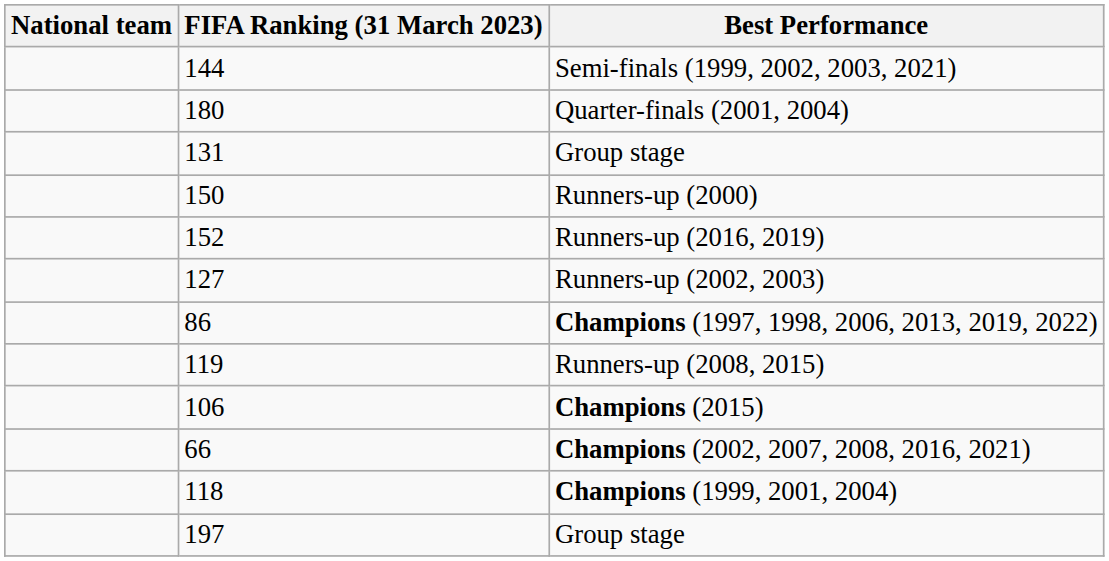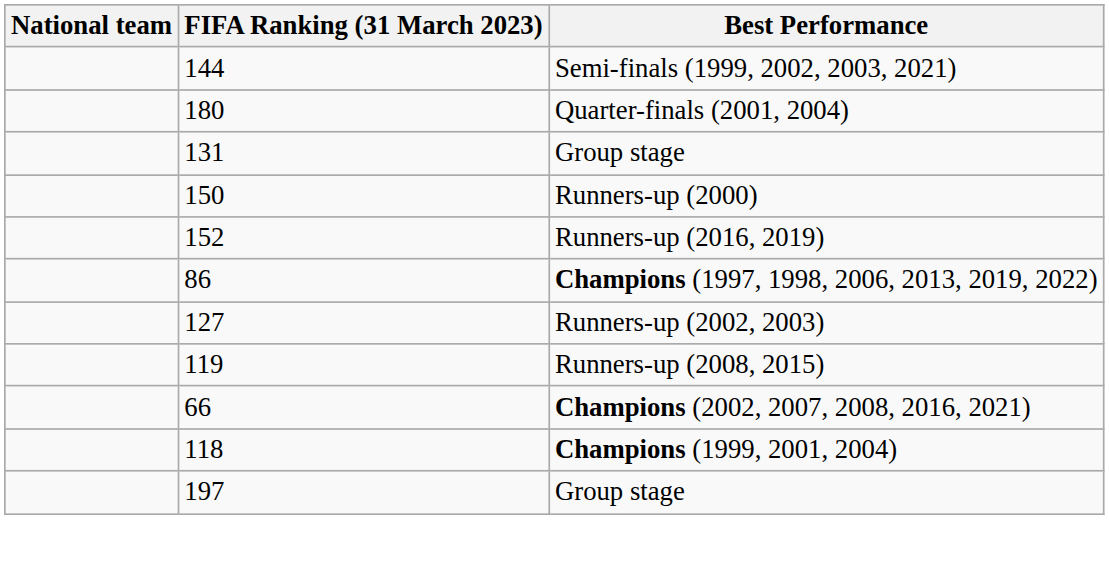rows swapped: (204, 279) <-> (198, 322)
- row: (204, 407)
